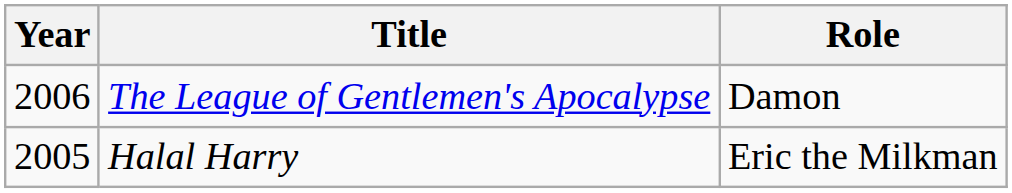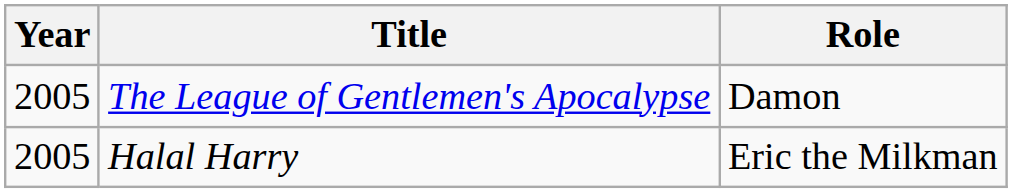(52, 95) 2006 -> (52, 95) 2005
